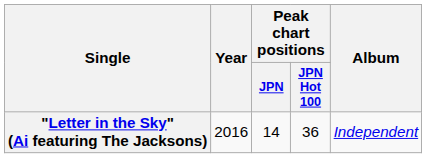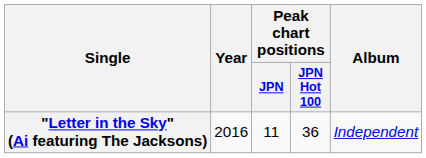(271, 132) 14 -> (271, 132) 11
